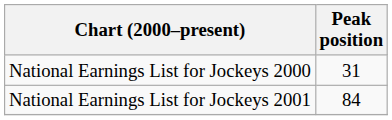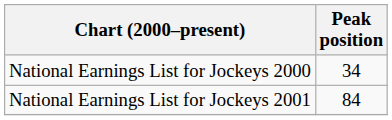(351, 70) 31 -> (351, 70) 34
